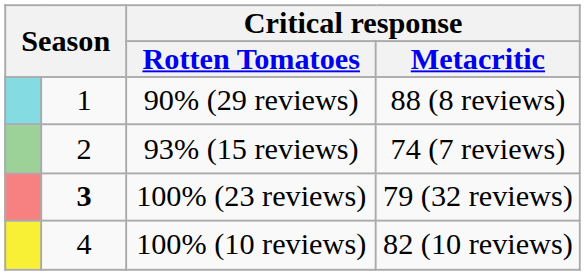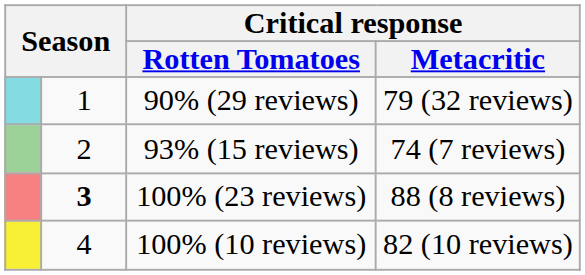(478, 100) 88 (8 reviews) -> (478, 100) 79 (32 reviews)
(478, 196) 79 (32 reviews) -> (478, 196) 88 (8 reviews)
